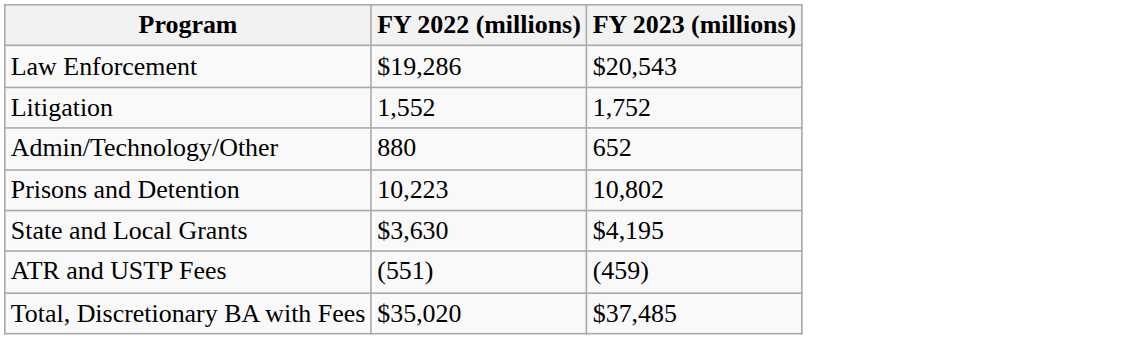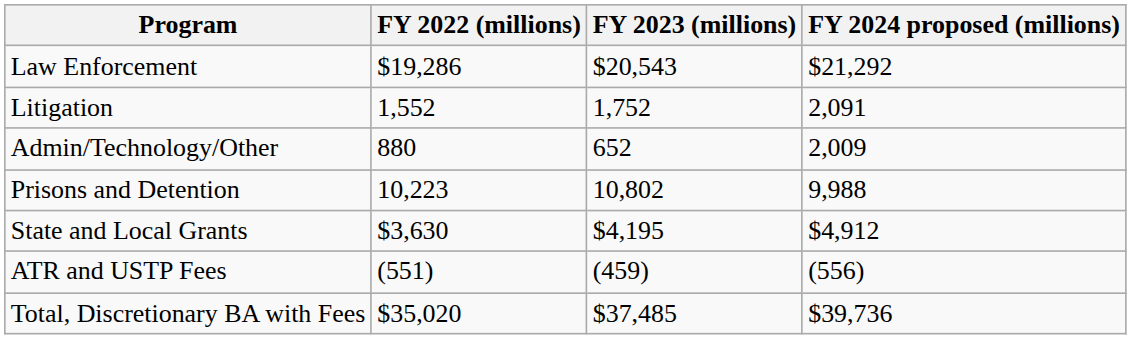+ column: (964, 25)
